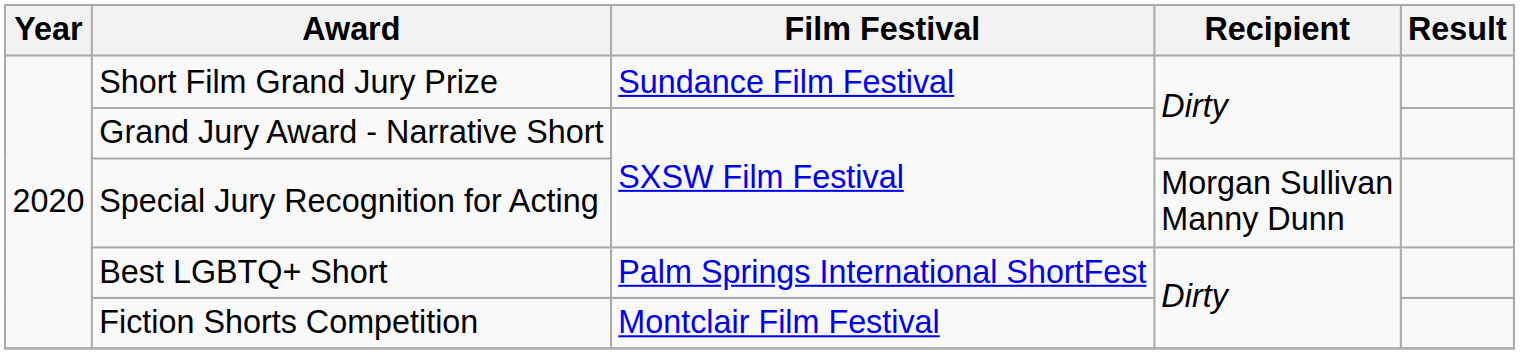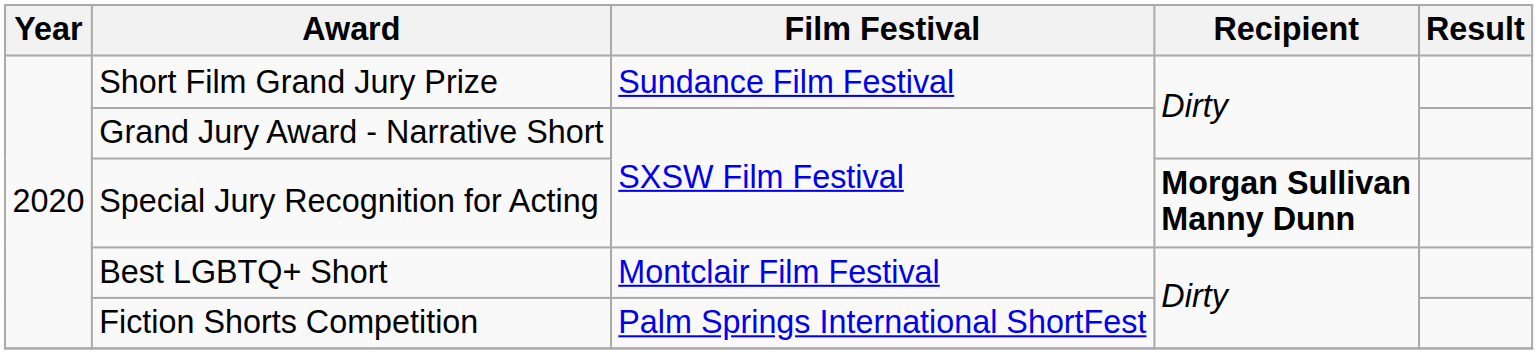(1277, 202) normal -> (1286, 202) bold
(882, 271) Palm Springs International ShortFest -> (779, 271) Montclair Film Festival
(779, 322) Montclair Film Festival -> (882, 322) Palm Springs International ShortFest
